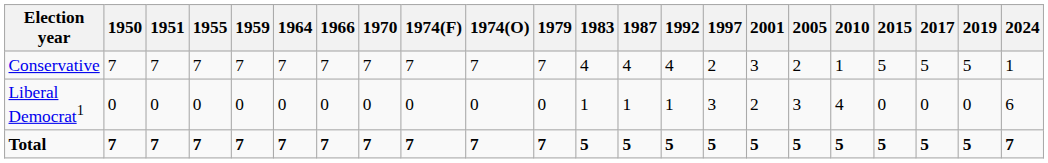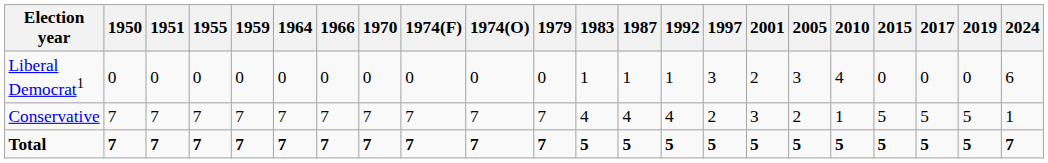rows swapped: (46, 104) <-> (54, 65)
